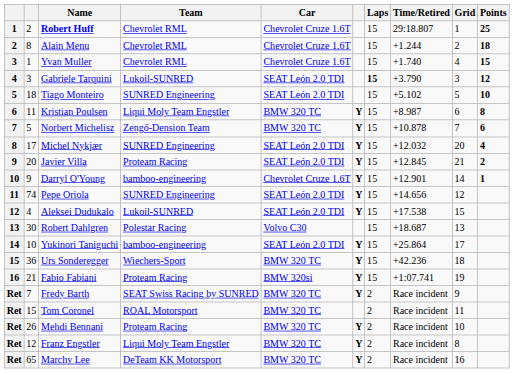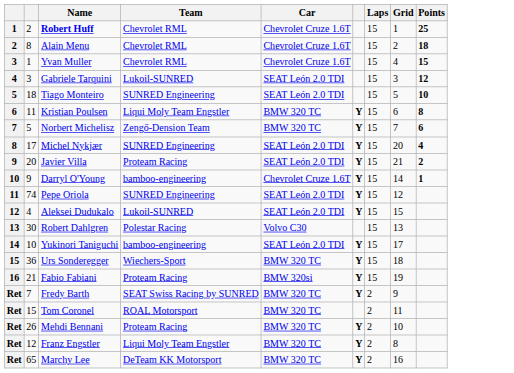- column: (421, 12)
(372, 79) bold -> (372, 79) normal
